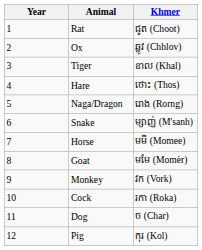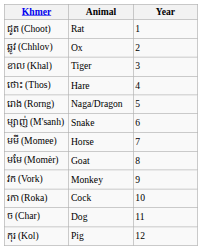columns swapped: (37, 12) <-> (165, 12)
